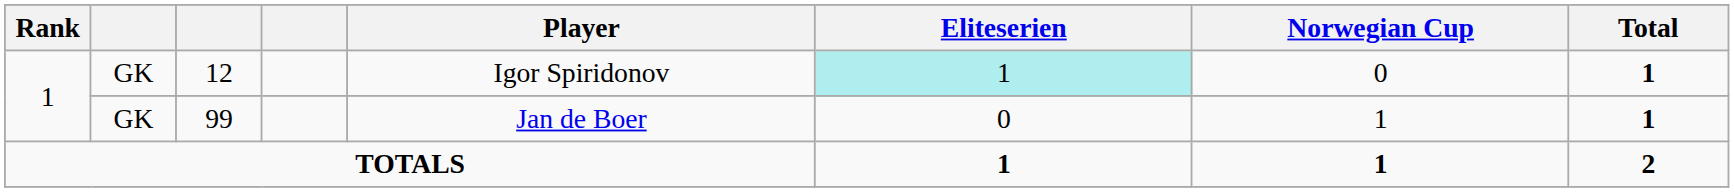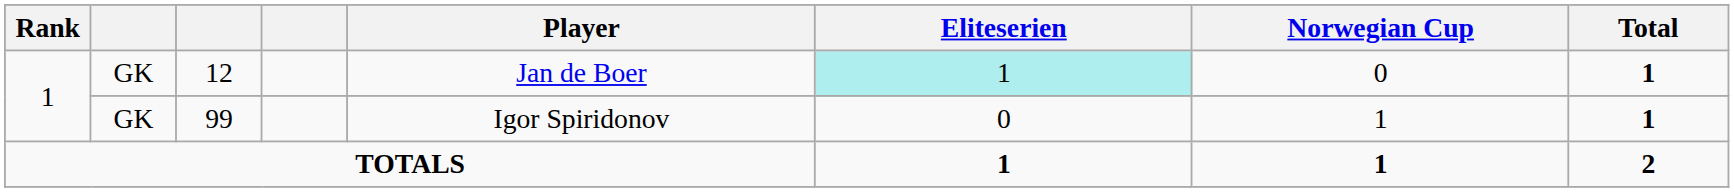(581, 73) Igor Spiridonov -> (581, 73) Jan de Boer
(581, 118) Jan de Boer -> (581, 118) Igor Spiridonov
